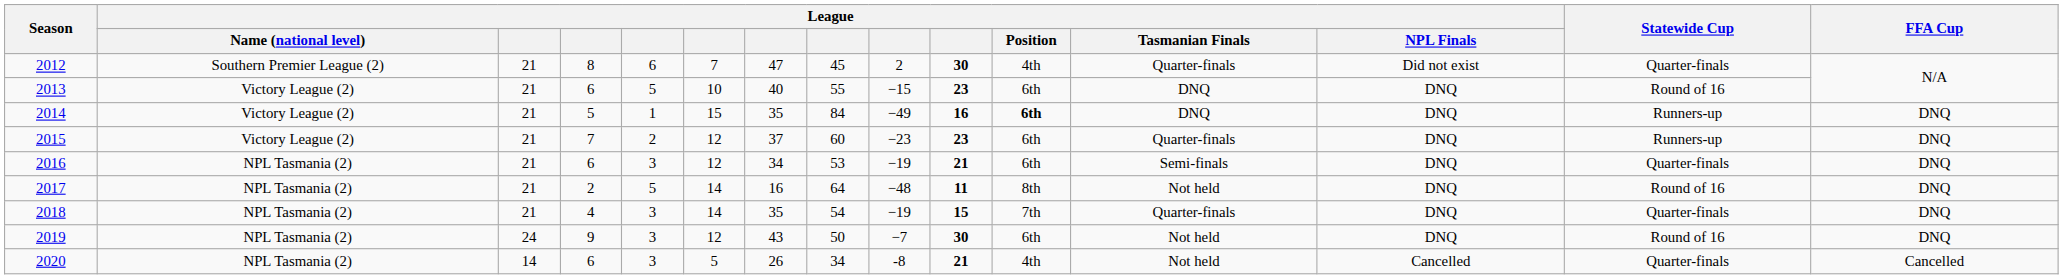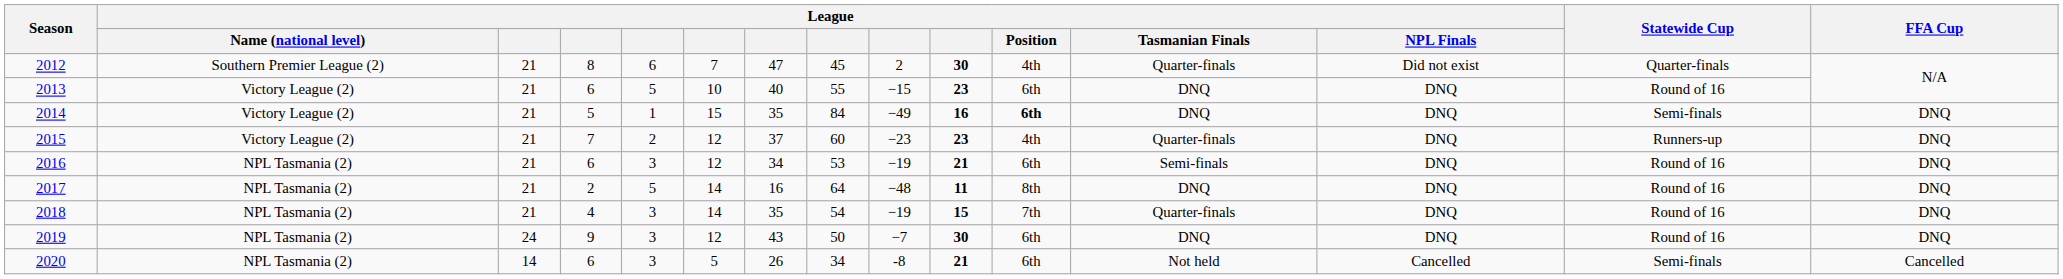(1688, 114) Runners-up -> (1688, 114) Semi-finals
(1031, 138) 6th -> (1031, 138) 4th
(1688, 163) Quarter-finals -> (1688, 163) Round of 16
(1194, 187) Not held -> (1194, 187) DNQ
(1688, 211) Quarter-finals -> (1688, 211) Round of 16
(1194, 236) Not held -> (1194, 236) DNQ
(1031, 260) 4th -> (1031, 260) 6th
(1688, 260) Quarter-finals -> (1688, 260) Semi-finals
